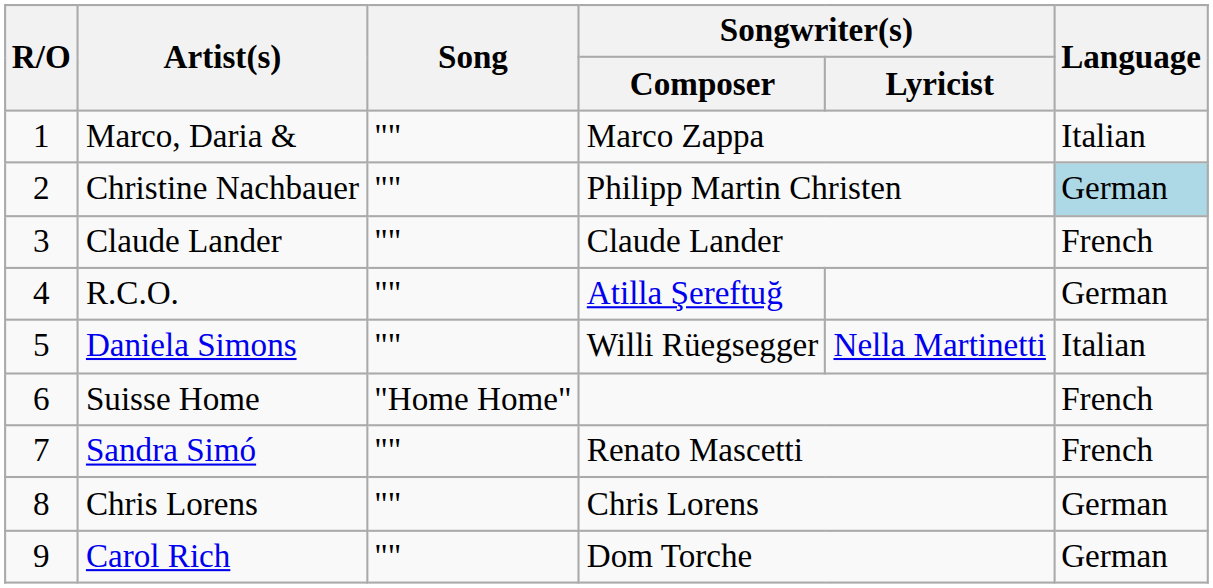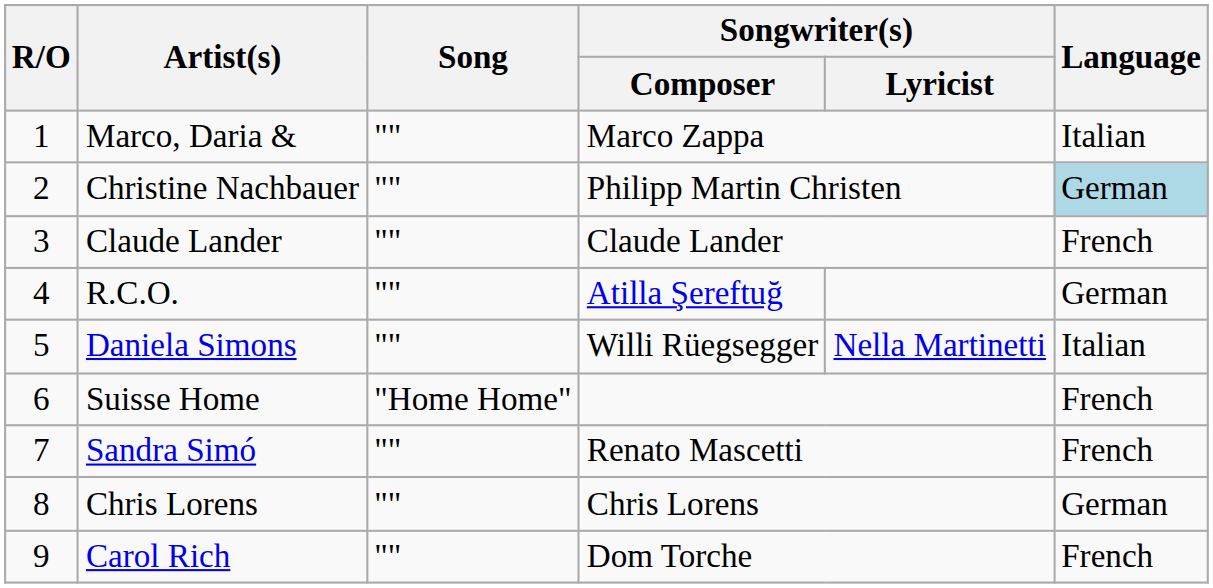(1115, 556) German -> (1107, 556) French
